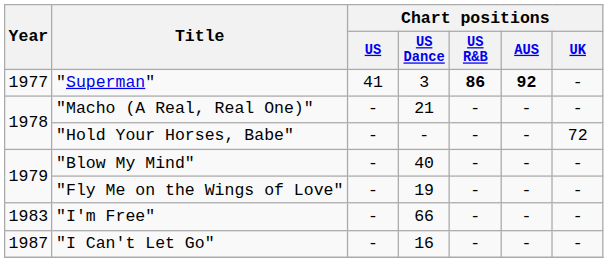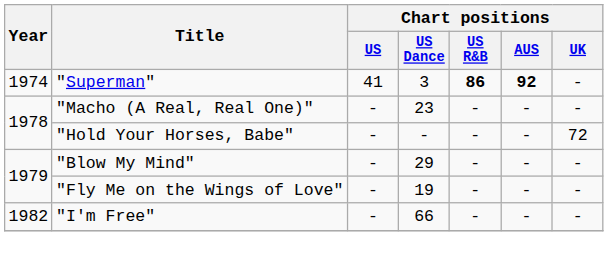(28, 82) 1977 -> (28, 82) 1974
(424, 109) 21 -> (424, 109) 23
(424, 163) 40 -> (424, 163) 29
(28, 217) 1983 -> (28, 217) 1982
- row: (135, 244)
